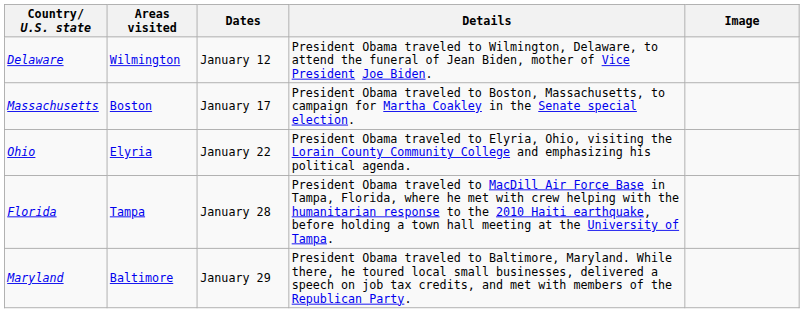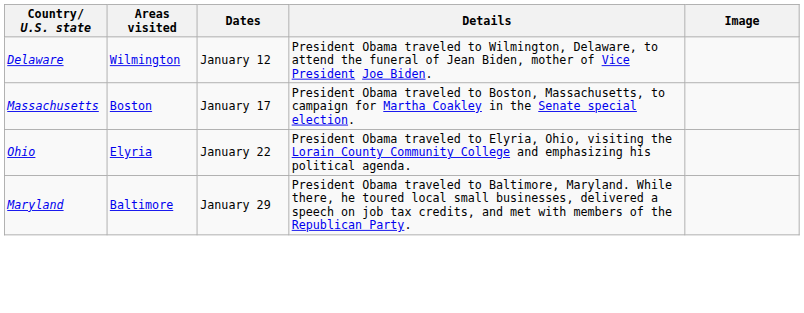- row: (32, 212)
